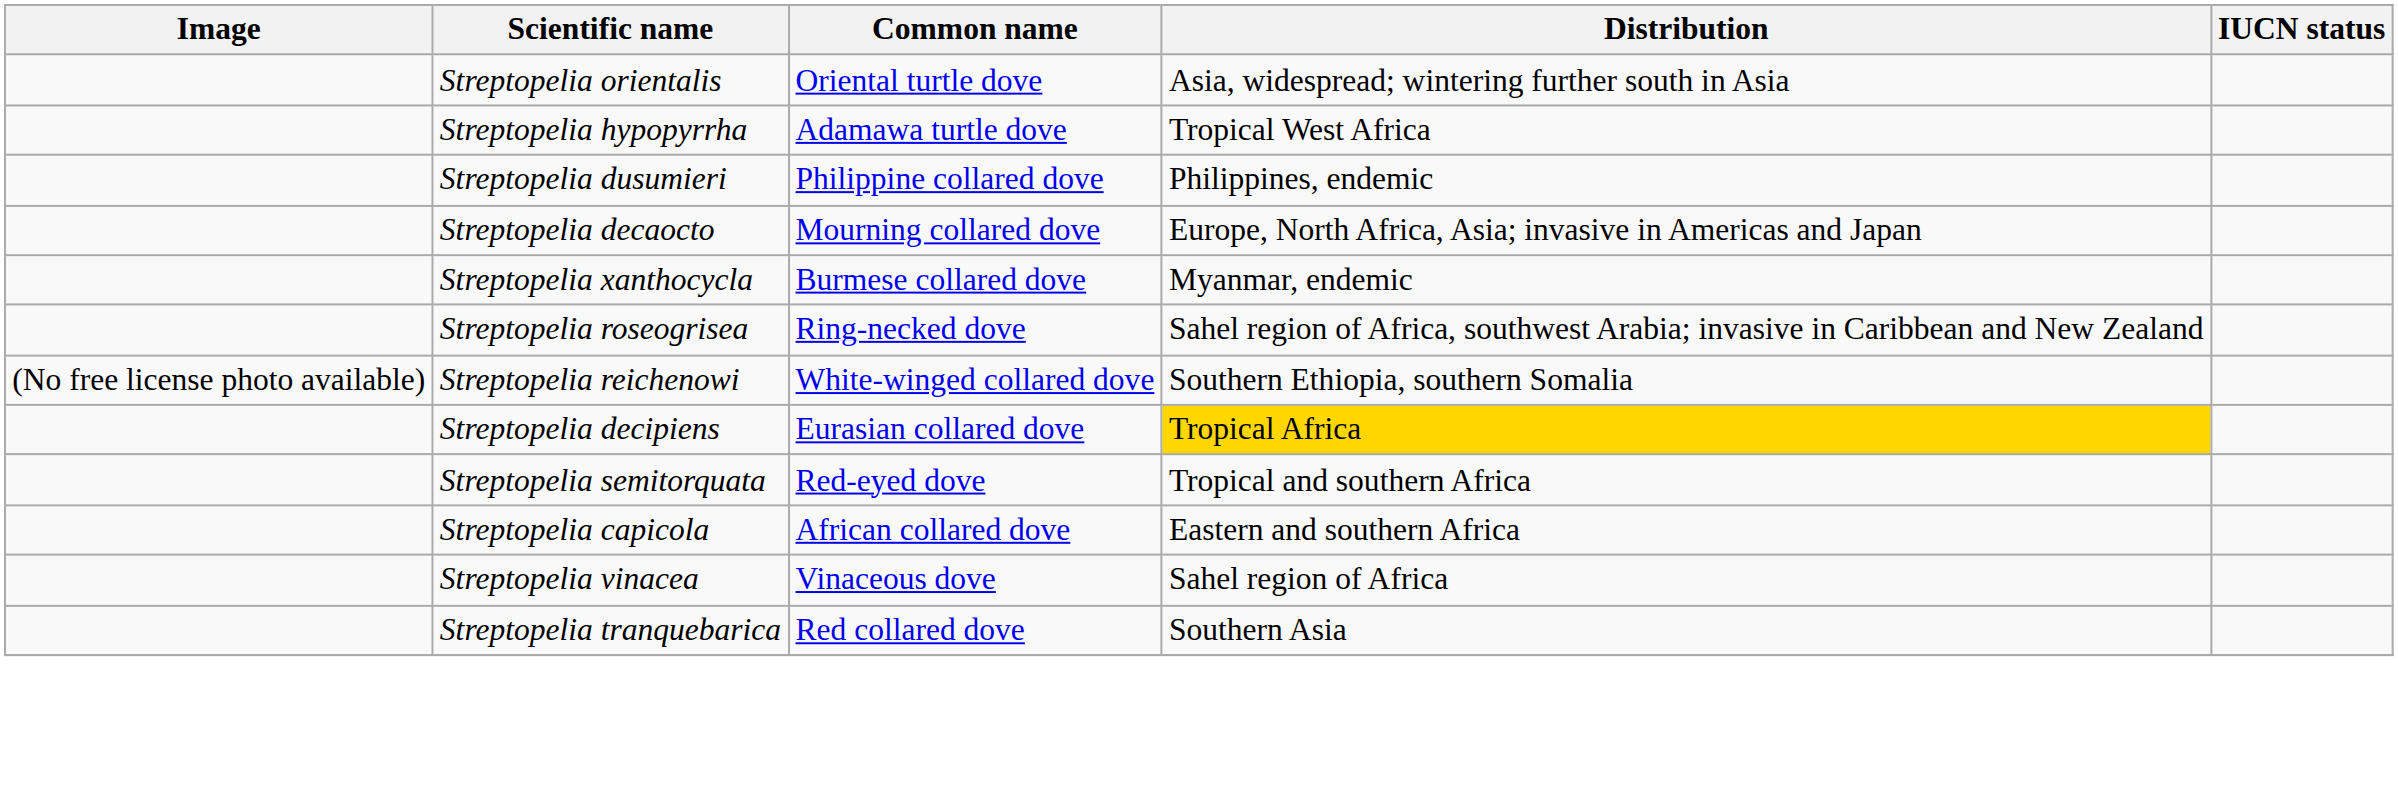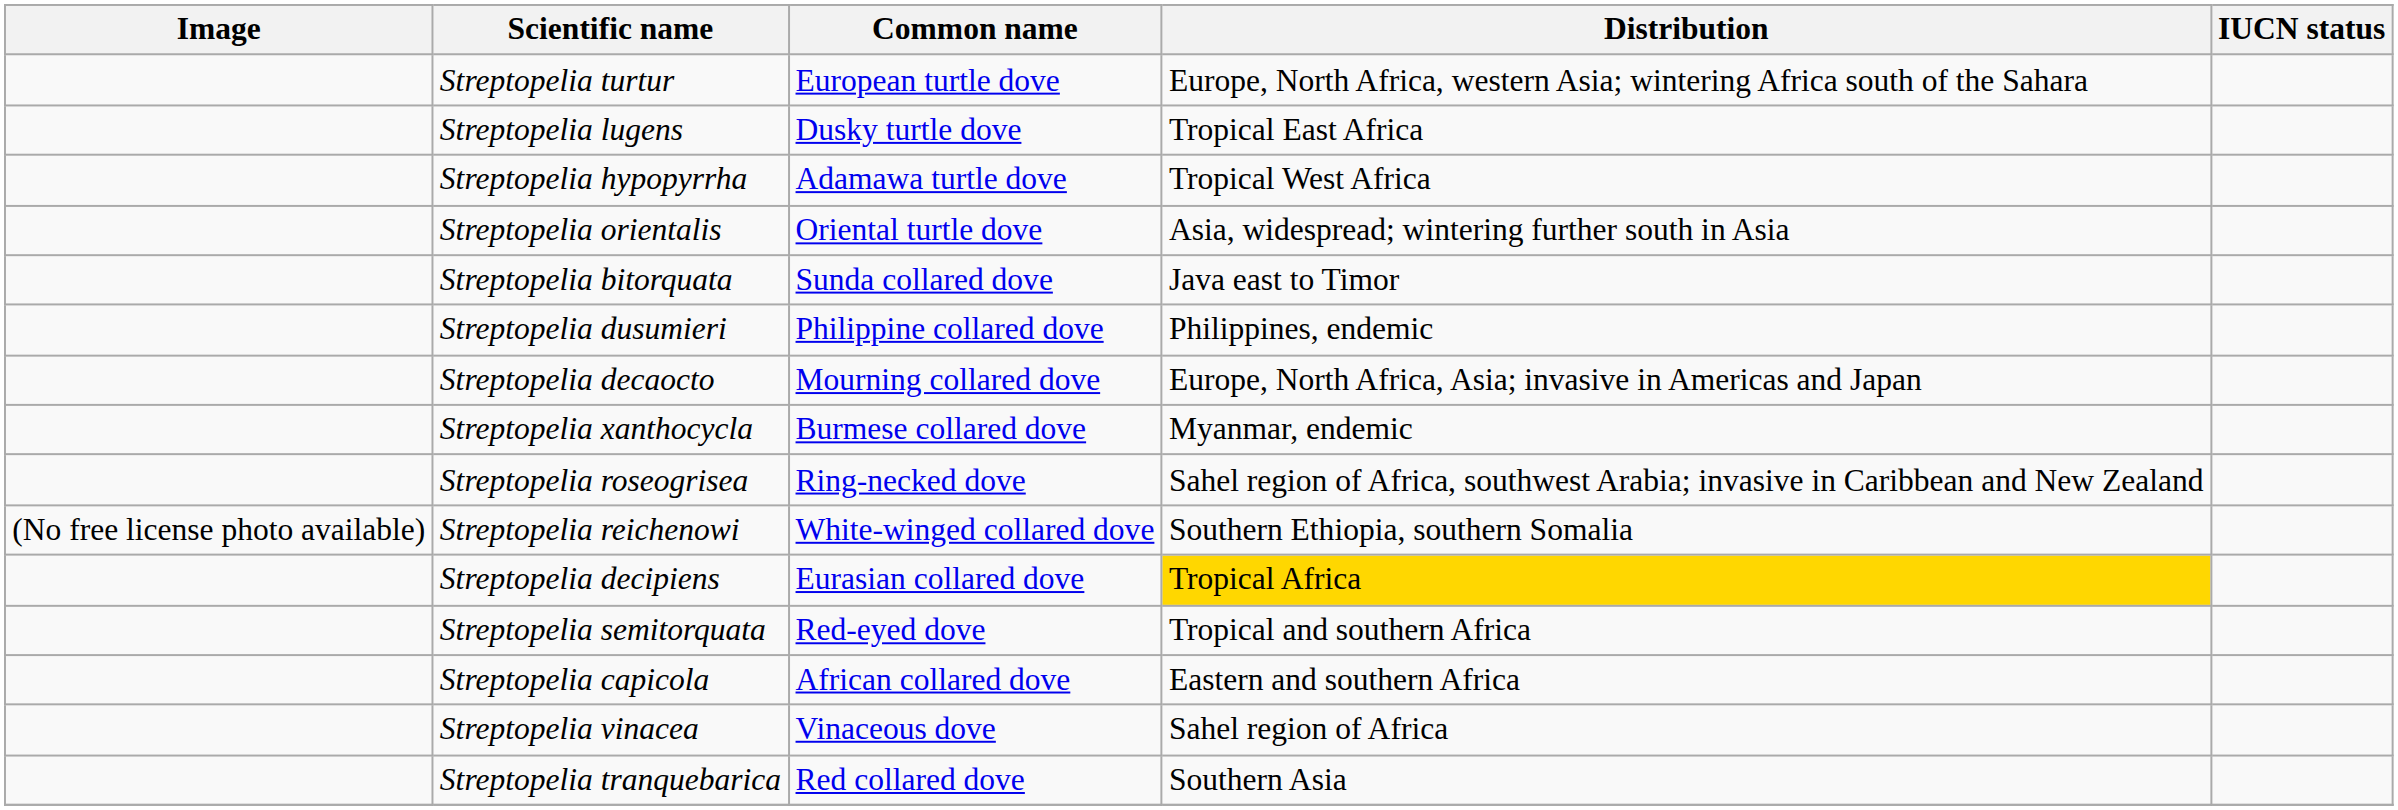+ row: (557, 79)
+ row: (561, 129)
rows swapped: (594, 129) <-> (581, 79)
+ row: (586, 279)
